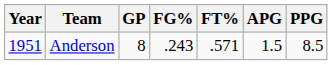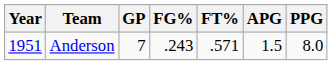(141, 46) 8 -> (141, 46) 7
(313, 46) 8.5 -> (313, 46) 8.0
